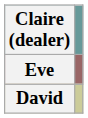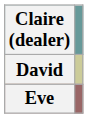rows swapped: (39, 98) <-> (39, 69)
